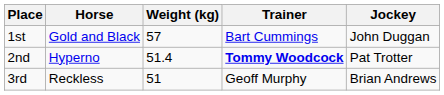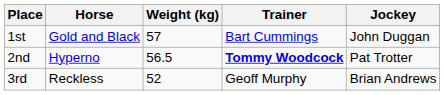(159, 57) 51.4 -> (159, 57) 56.5
(154, 79) 51 -> (154, 79) 52
